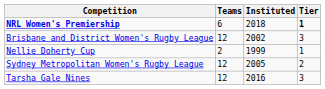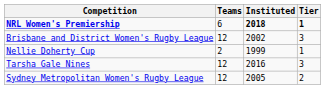(256, 24) normal -> (256, 24) bold
rows swapped: (105, 64) <-> (48, 78)
